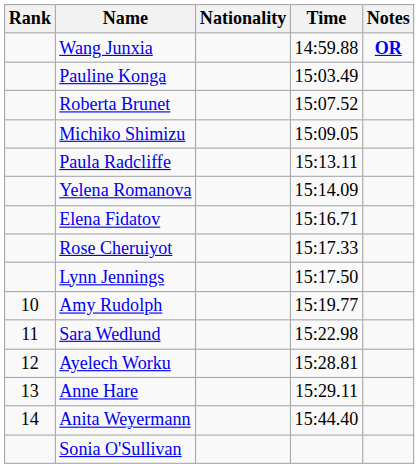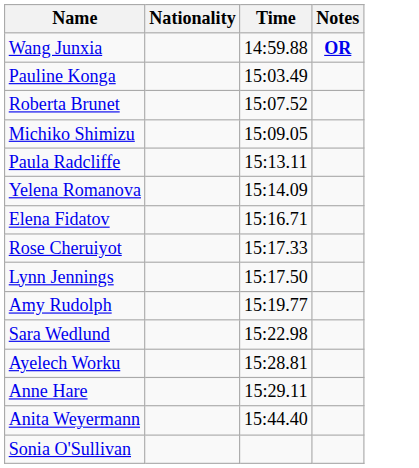- column: (30, 18)
